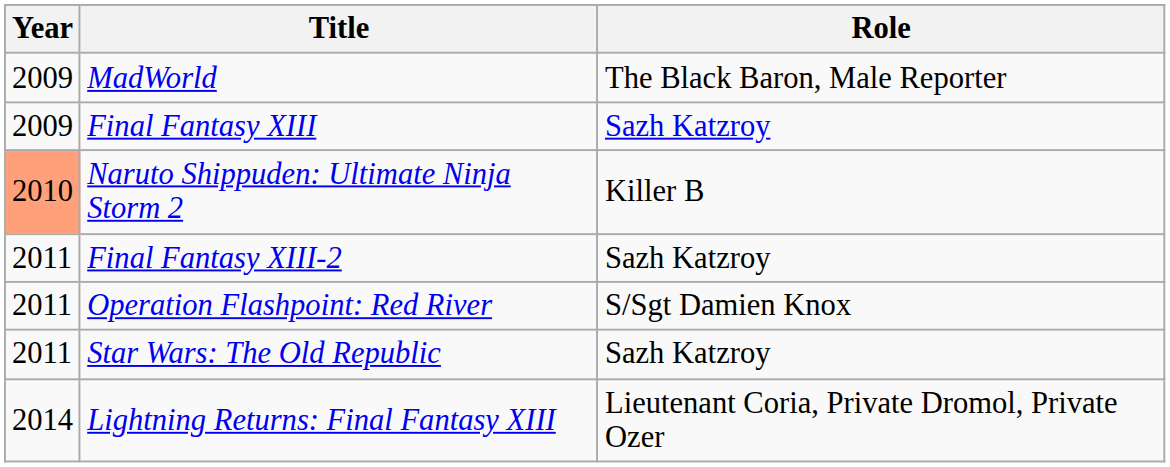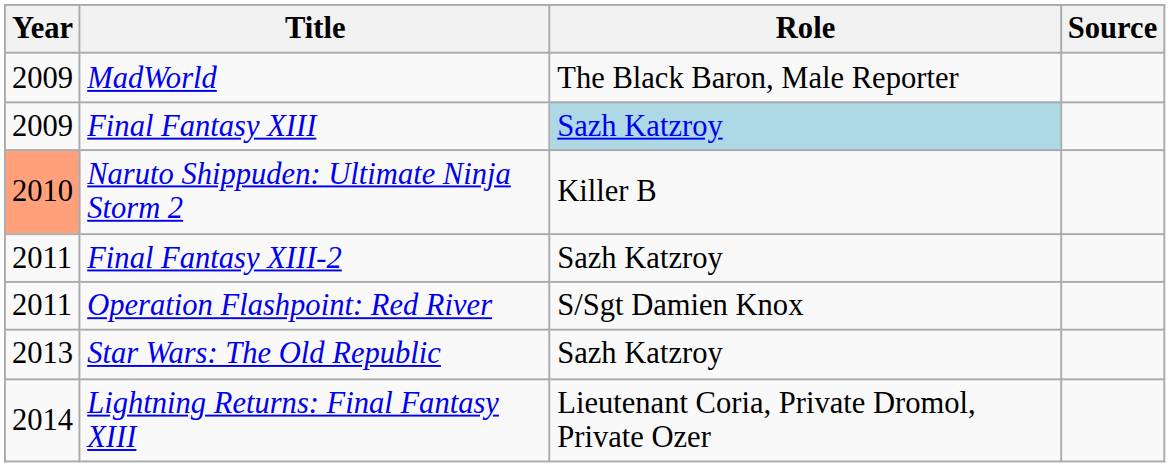+ column: (1113, 28)
(688, 125) no background -> (640, 125) lightblue background
(42, 353) 2011 -> (43, 353) 2013
